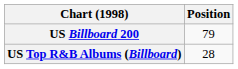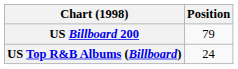(209, 53) 28 -> (209, 53) 24
